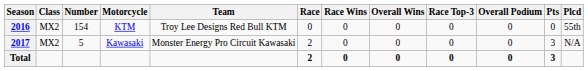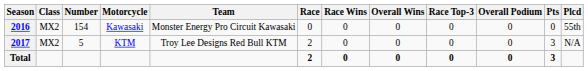(125, 27) KTM -> (125, 27) Kawasaki
(224, 27) Troy Lee Designs Red Bull KTM -> (224, 27) Monster Energy Pro Circuit Kawasaki
(125, 42) Kawasaki -> (125, 42) KTM
(224, 42) Monster Energy Pro Circuit Kawasaki -> (224, 42) Troy Lee Designs Red Bull KTM
